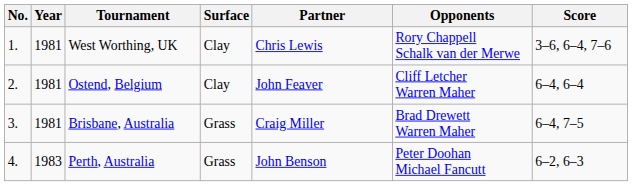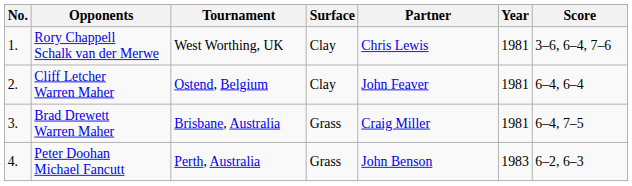columns swapped: (48, 15) <-> (462, 15)
